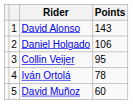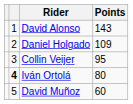(103, 44) 106 -> (103, 44) 109
(14, 76) normal -> (14, 76) bold
(100, 76) 78 -> (100, 76) 80
